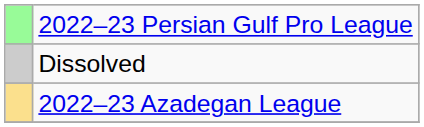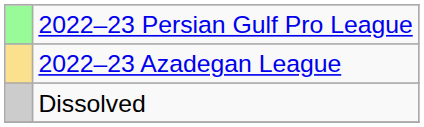rows swapped: (190, 103) <-> (92, 64)
